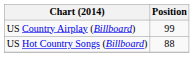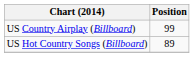(169, 44) 88 -> (169, 44) 89
